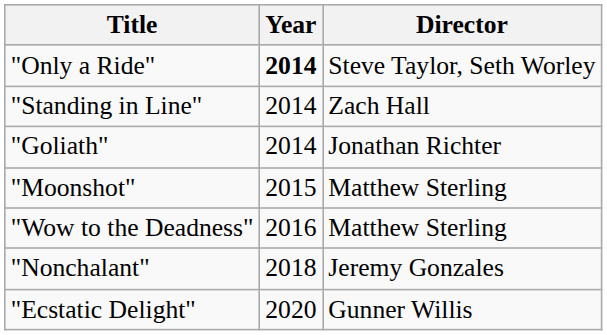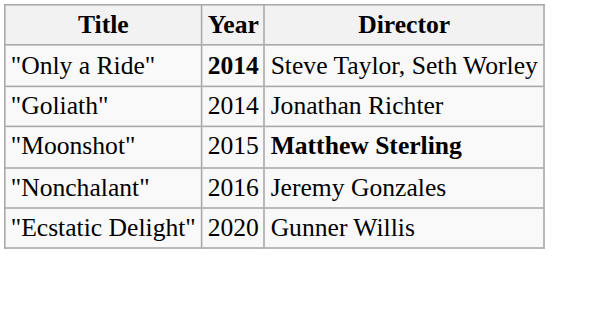- row: (106, 106)
(418, 187) normal -> (366, 146) bold
- row: (132, 227)
(291, 268) 2018 -> (233, 187) 2016
